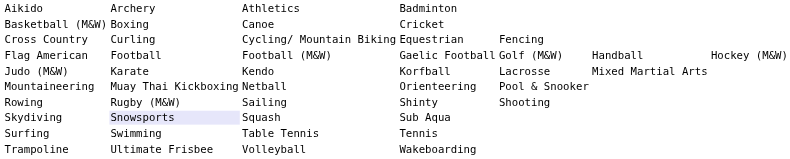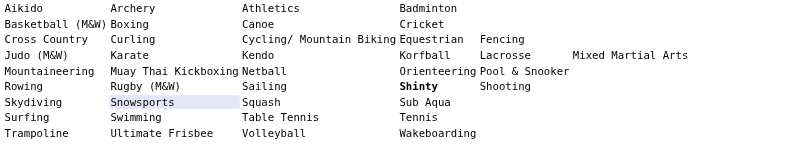- row: (46, 55)
(419, 102) normal -> (419, 87) bold
